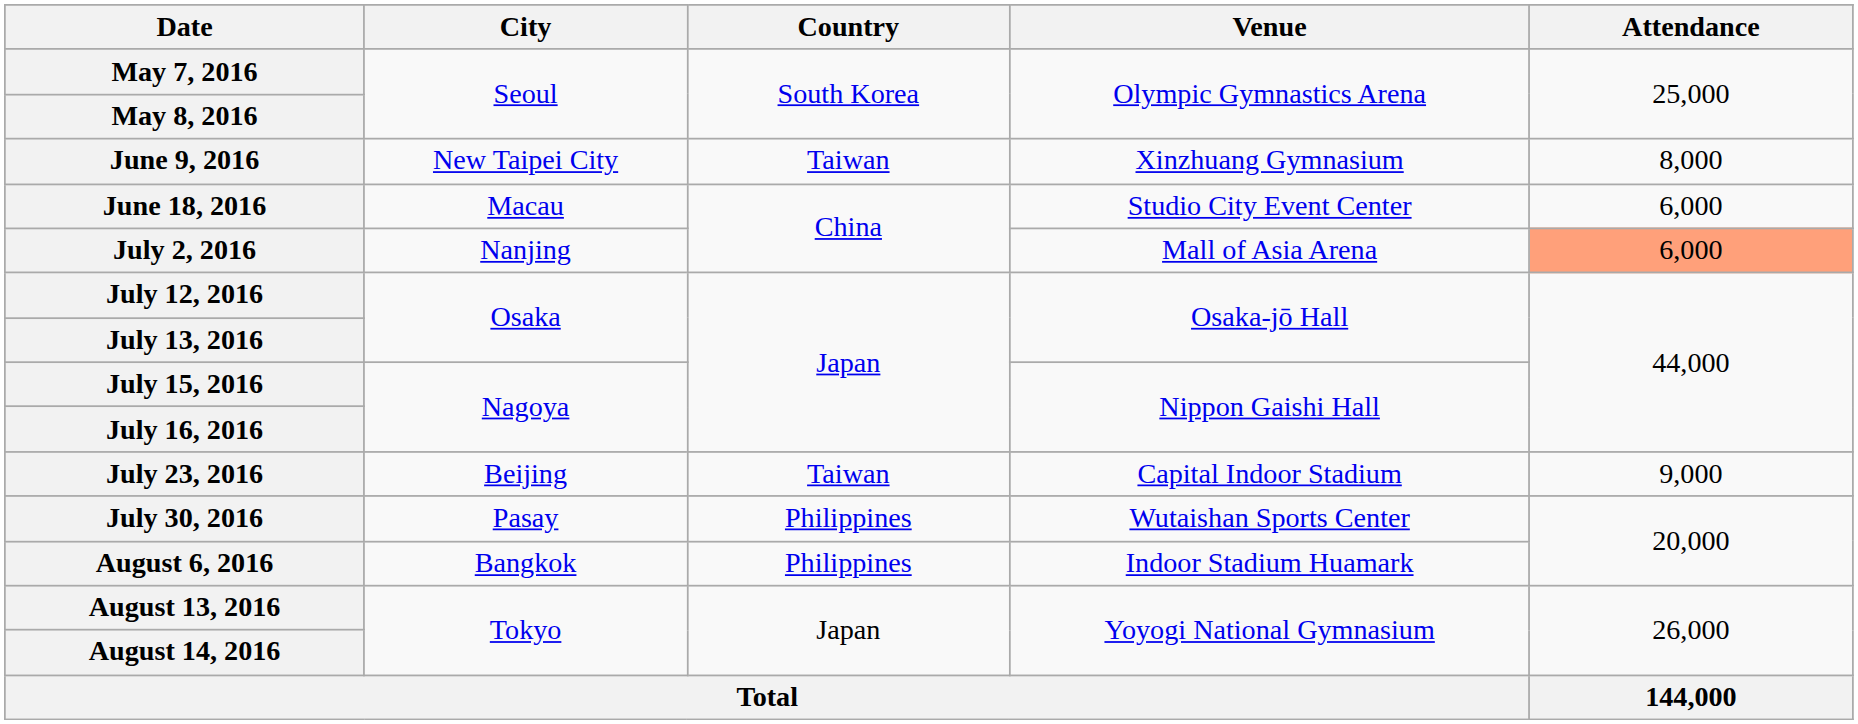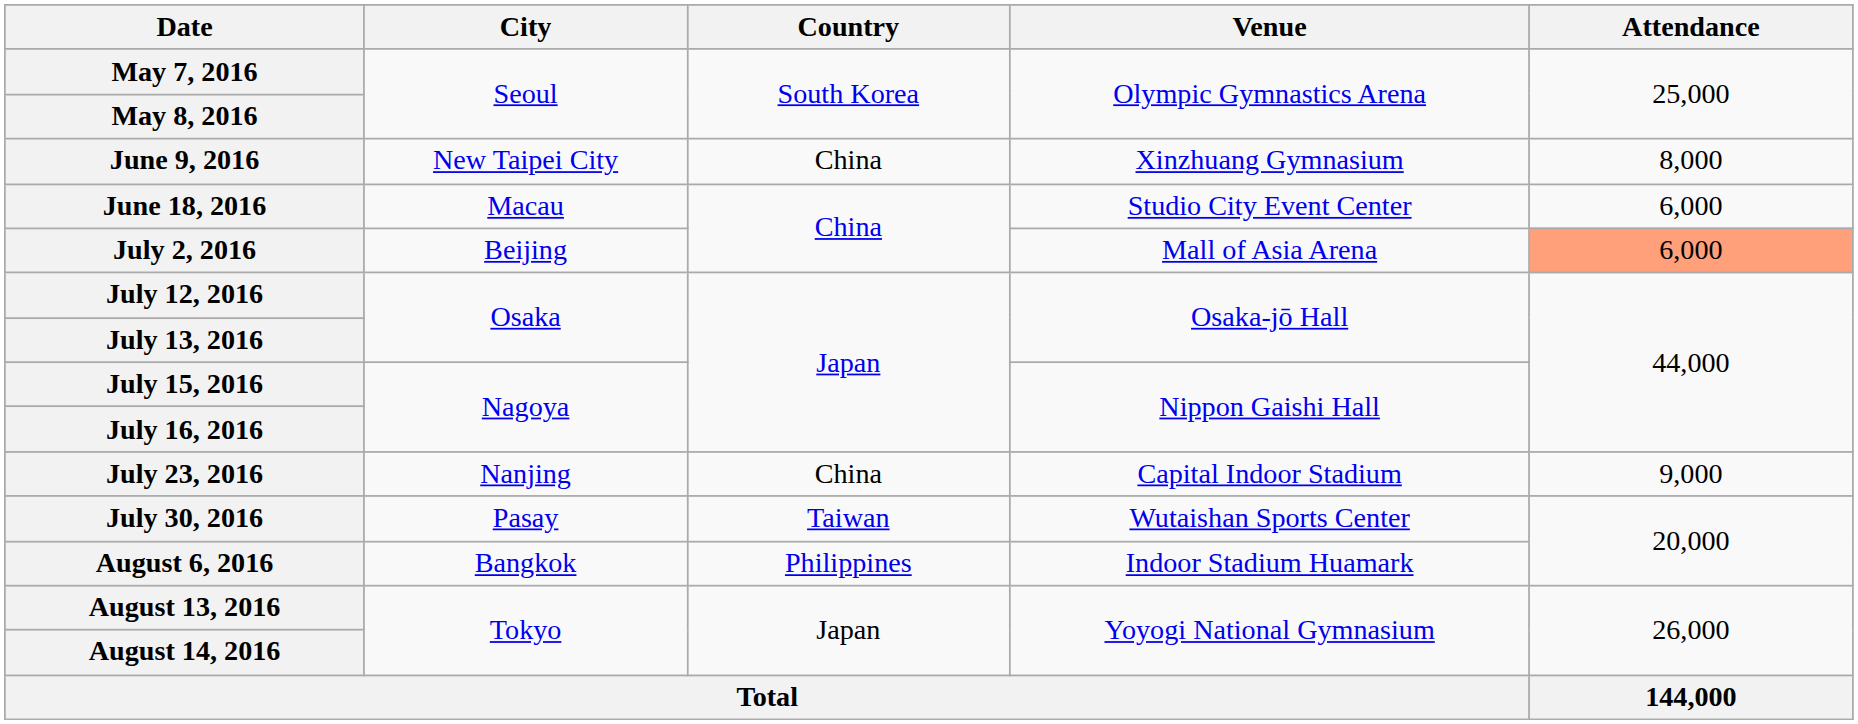(848, 160) Taiwan -> (848, 160) China
(526, 250) Nanjing -> (526, 250) Beijing
(526, 473) Beijing -> (526, 473) Nanjing
(848, 473) Taiwan -> (848, 473) China
(848, 518) Philippines -> (848, 518) Taiwan
